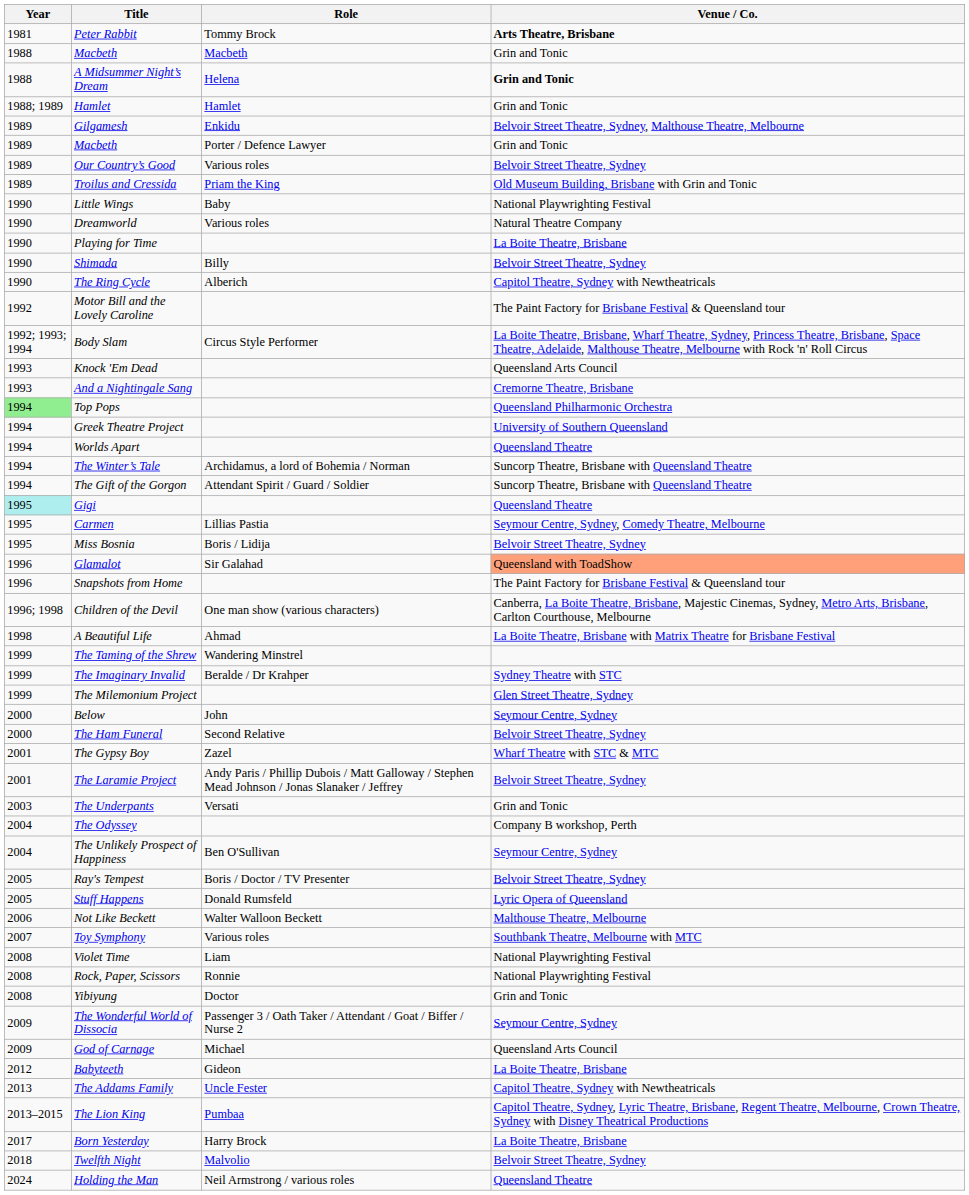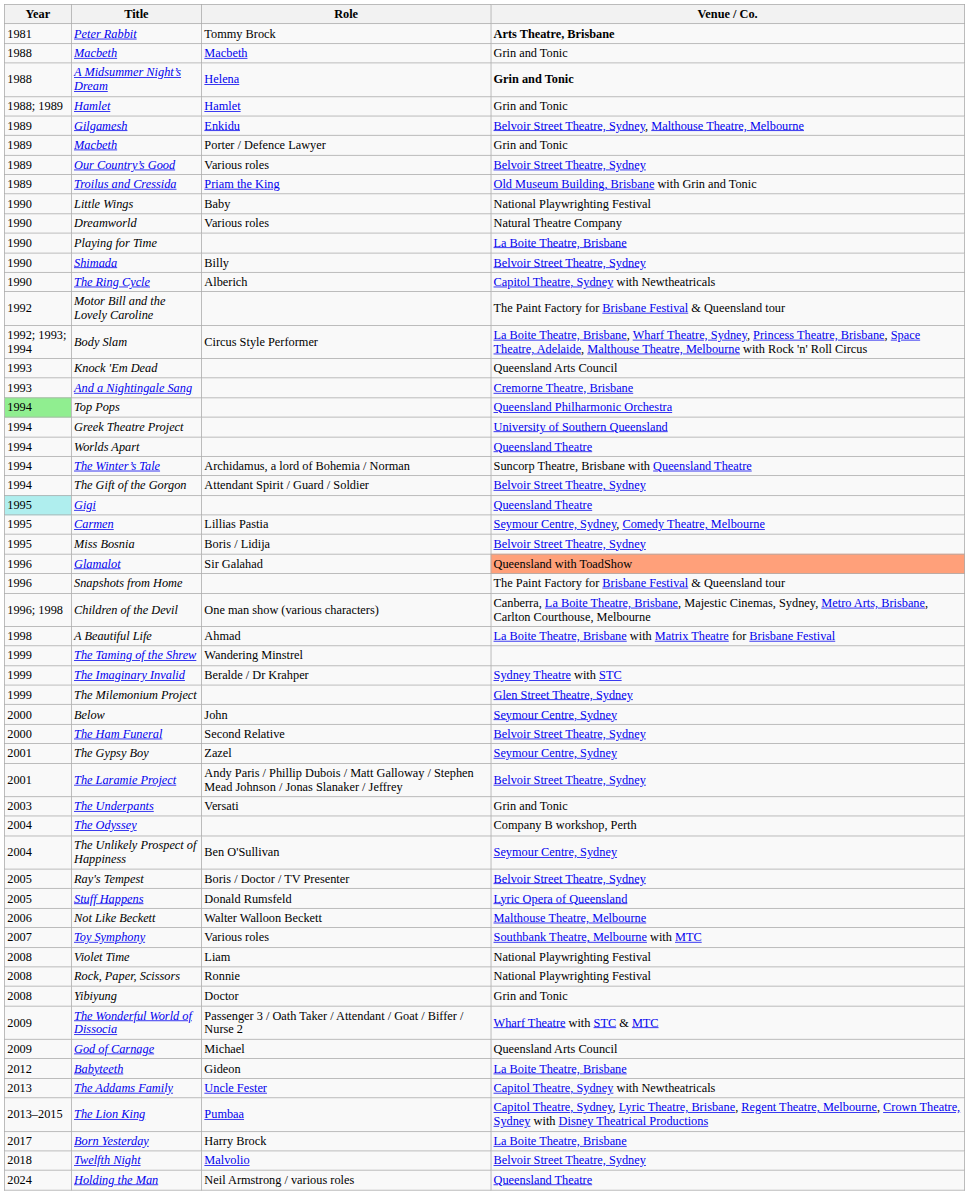(623, 485) Suncorp Theatre, Brisbane with Queensland Theatre -> (570, 485) Belvoir Street Theatre, Sydney
(576, 753) Wharf Theatre with STC & MTC -> (555, 753) Seymour Centre, Sydney
(555, 1022) Seymour Centre, Sydney -> (576, 1022) Wharf Theatre with STC & MTC
